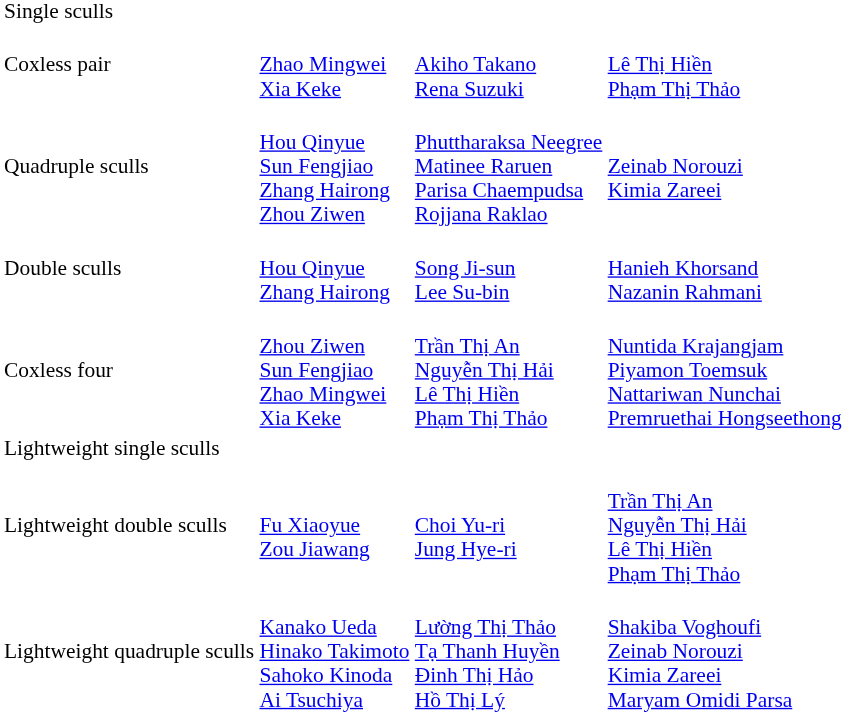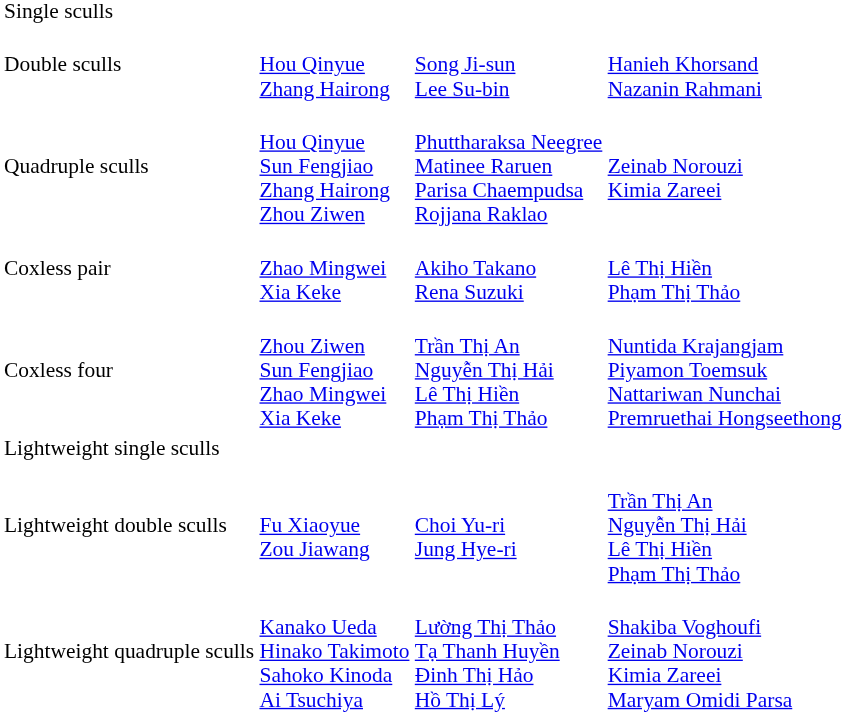rows swapped: (63, 268) <-> (57, 64)
